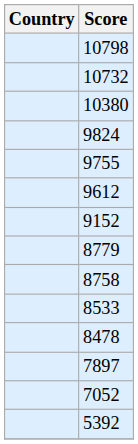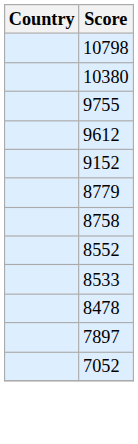- row: (106, 76)
- row: (101, 134)
+ row: (101, 250)
- row: (101, 423)
